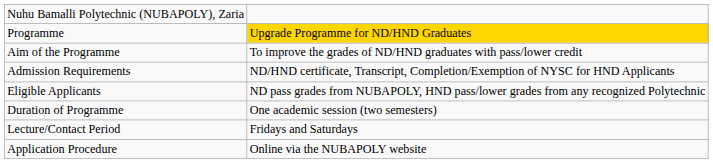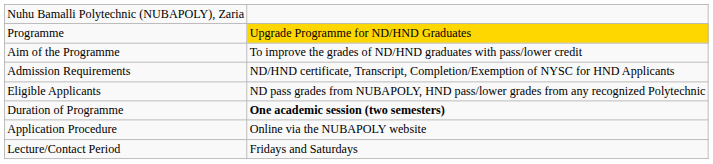(343, 110) normal -> (347, 110) bold
rows swapped: (64, 129) <-> (62, 149)
